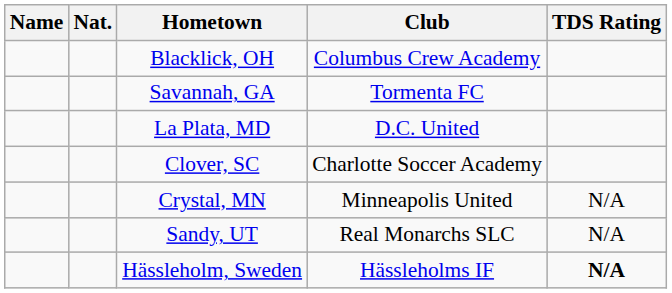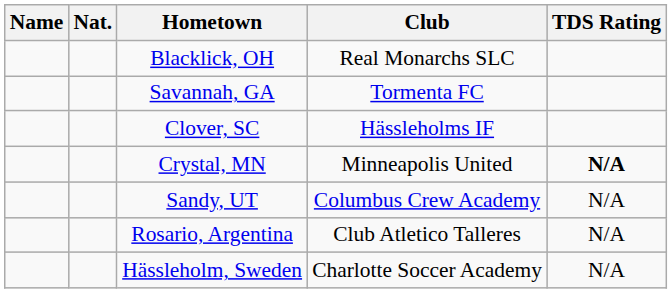(427, 57) Columbus Crew Academy -> (427, 57) Real Monarchs SLC
- row: (212, 128)
(427, 164) Charlotte Soccer Academy -> (427, 128) Hässleholms IF
(607, 199) normal -> (607, 164) bold
(427, 234) Real Monarchs SLC -> (427, 199) Columbus Crew Academy
+ row: (212, 234)
(427, 270) Hässleholms IF -> (427, 270) Charlotte Soccer Academy
(607, 270) bold -> (607, 270) normal
